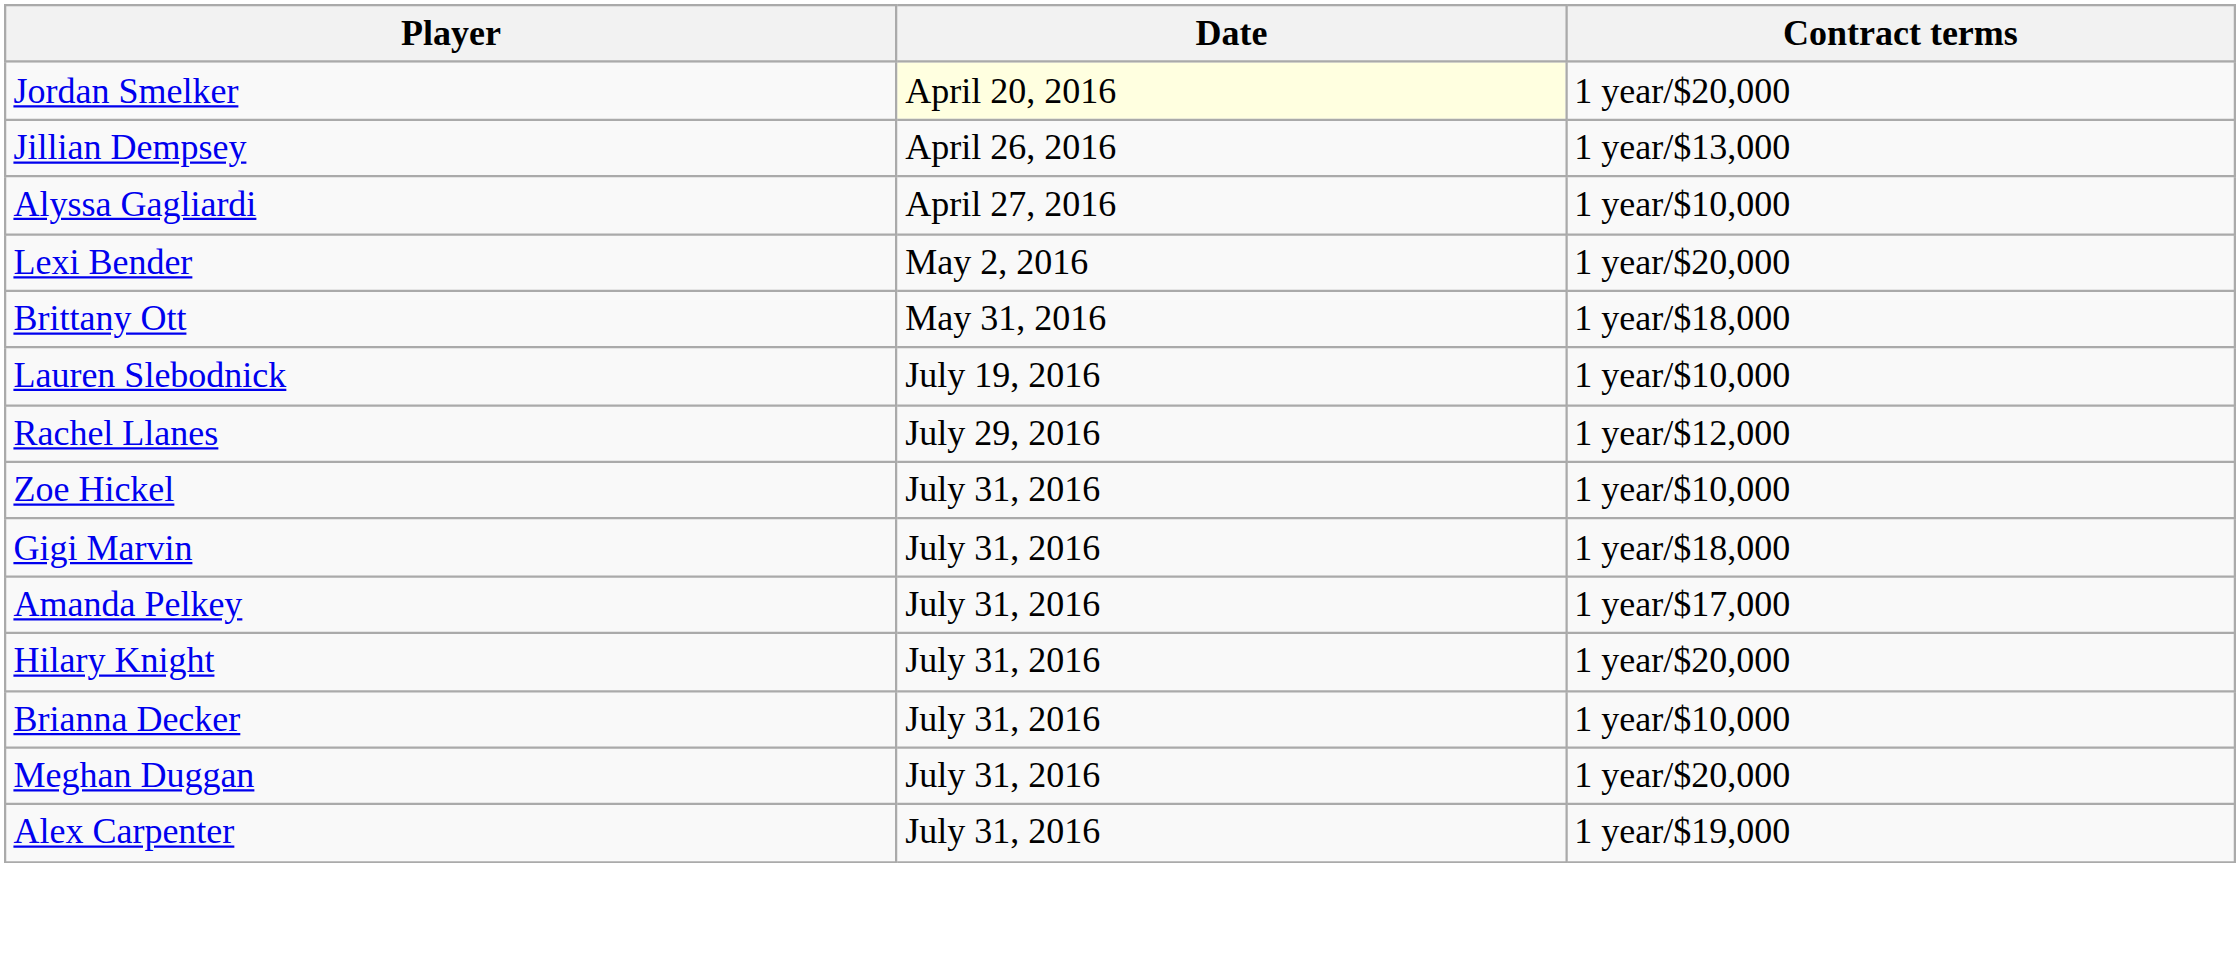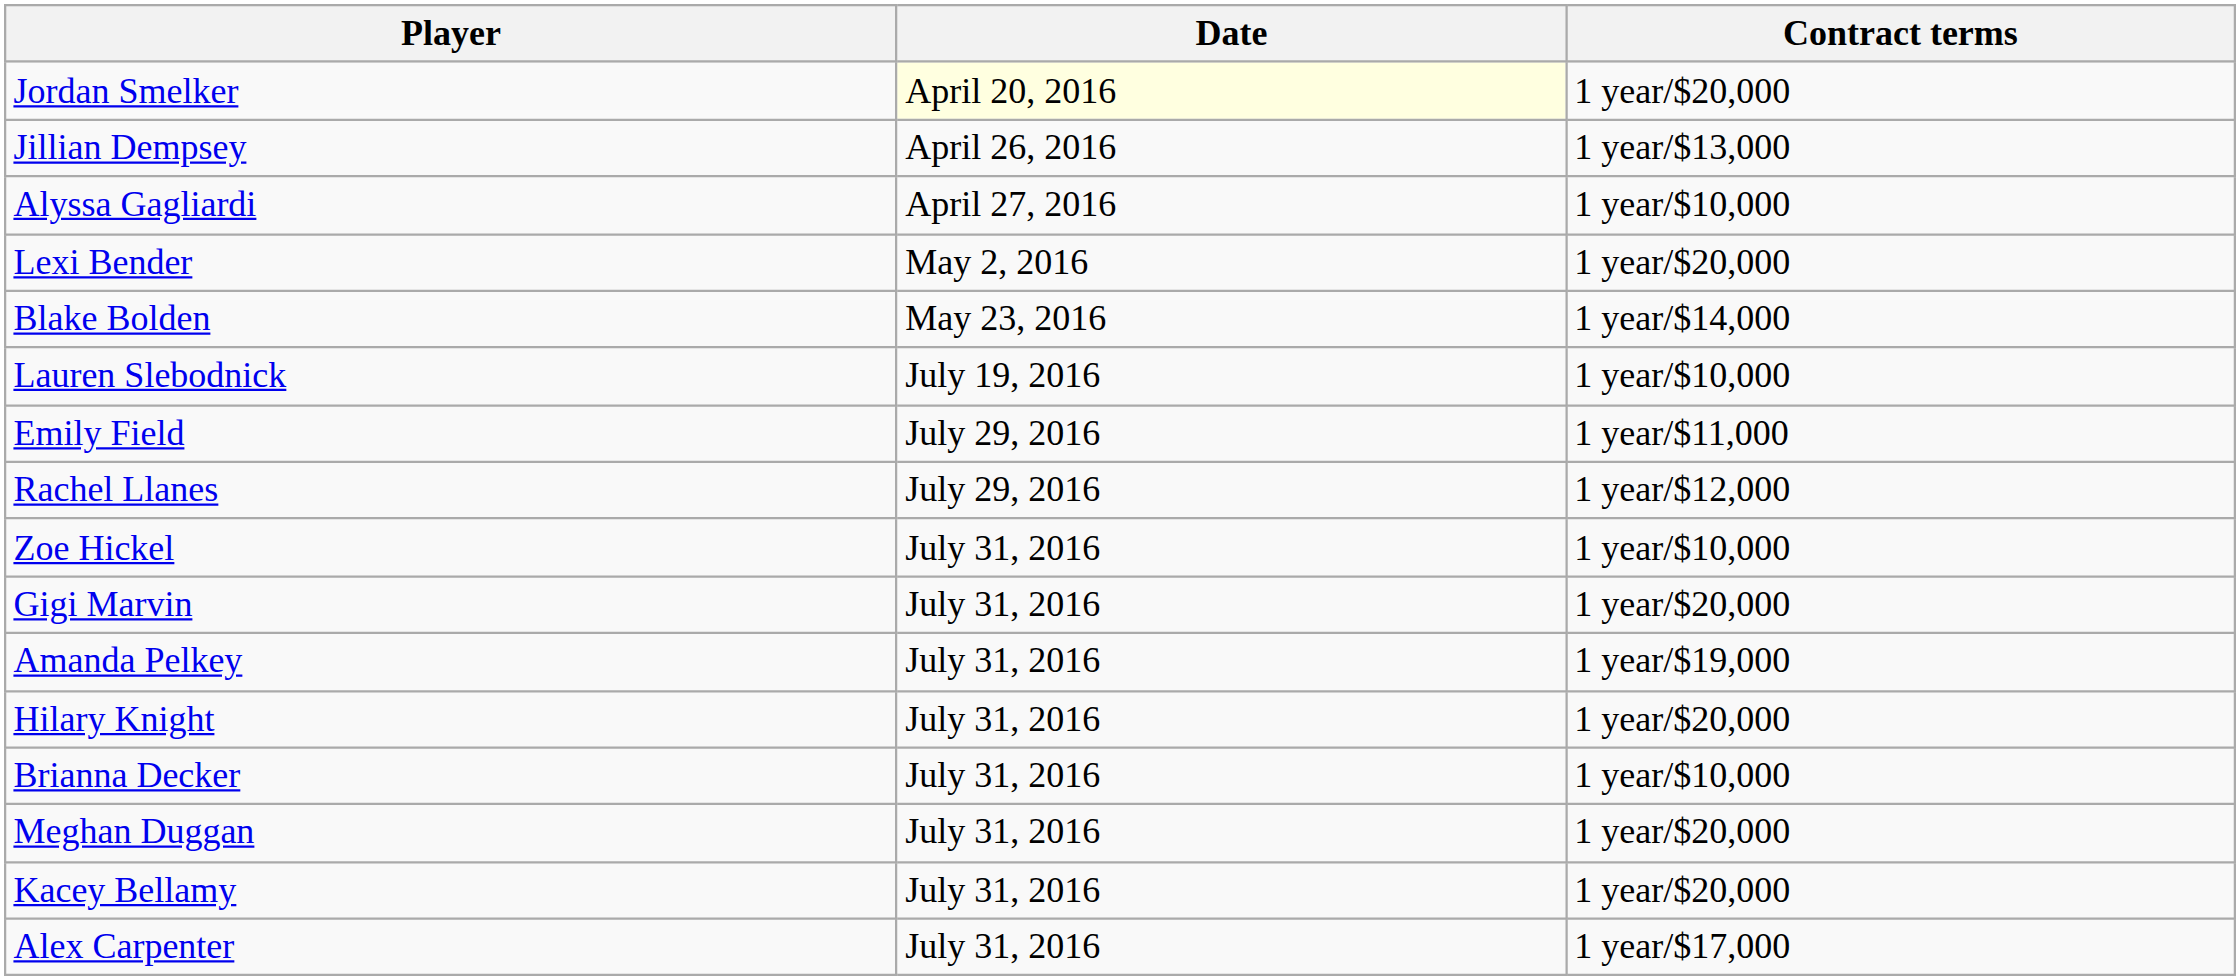+ row: (112, 318)
- row: (100, 318)
+ row: (99, 432)
(1682, 546) 1 year/$18,000 -> (1682, 603) 1 year/$20,000
(1682, 603) 1 year/$17,000 -> (1682, 661) 1 year/$19,000
+ row: (125, 889)
(1682, 832) 1 year/$19,000 -> (1682, 946) 1 year/$17,000
